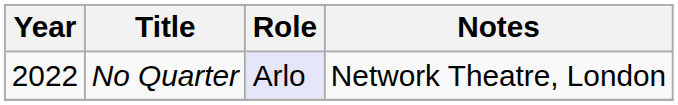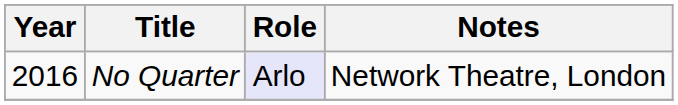(45, 75) 2022 -> (45, 75) 2016
